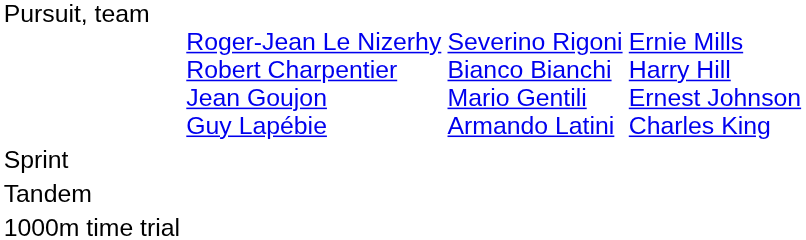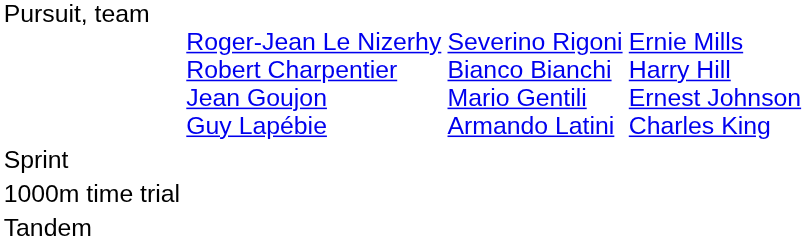rows swapped: (48, 194) <-> (92, 228)
